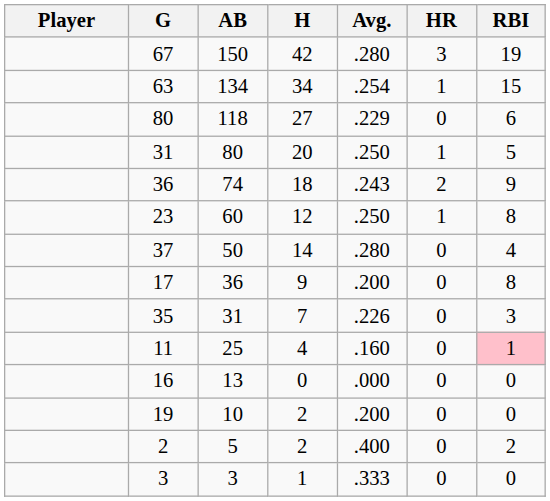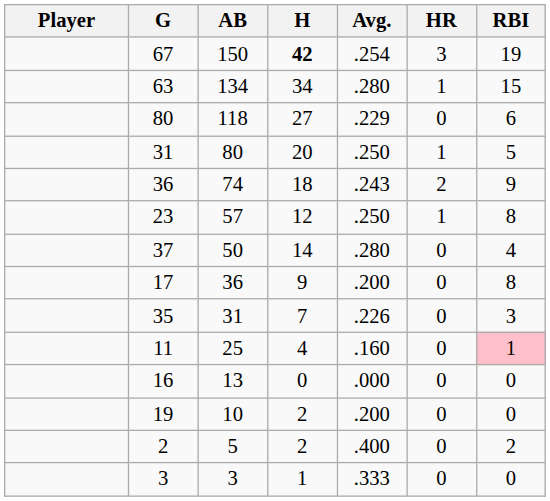(302, 53) normal -> (302, 53) bold
(372, 53) .280 -> (372, 53) .254
(372, 86) .254 -> (372, 86) .280
(233, 217) 60 -> (233, 217) 57
